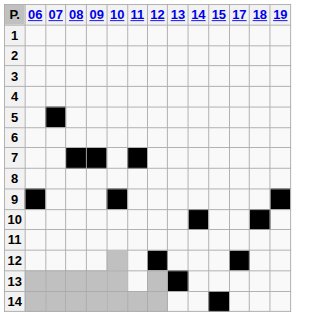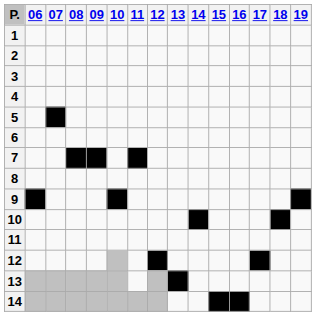+ column: (239, 15)
